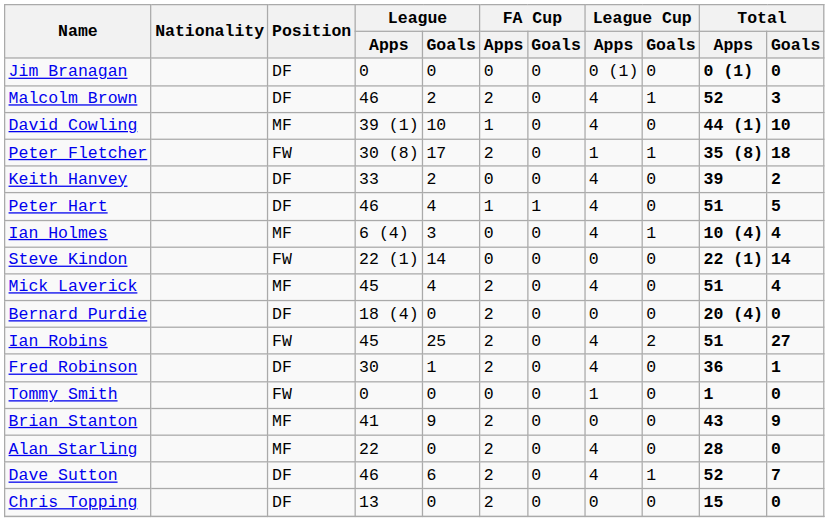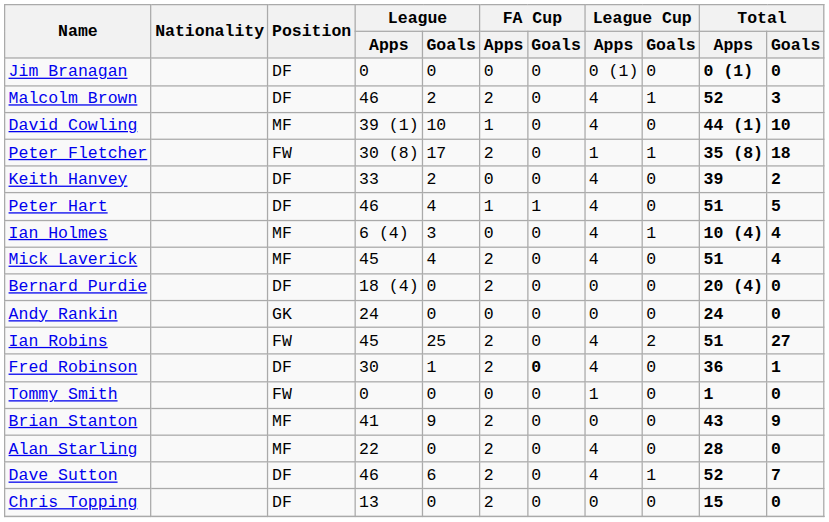- row: (68, 260)
+ row: (63, 314)
(536, 368) normal -> (536, 368) bold
